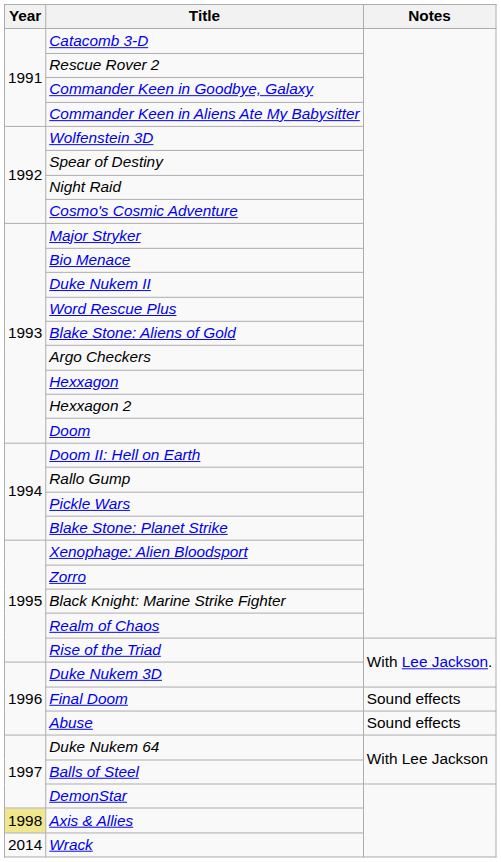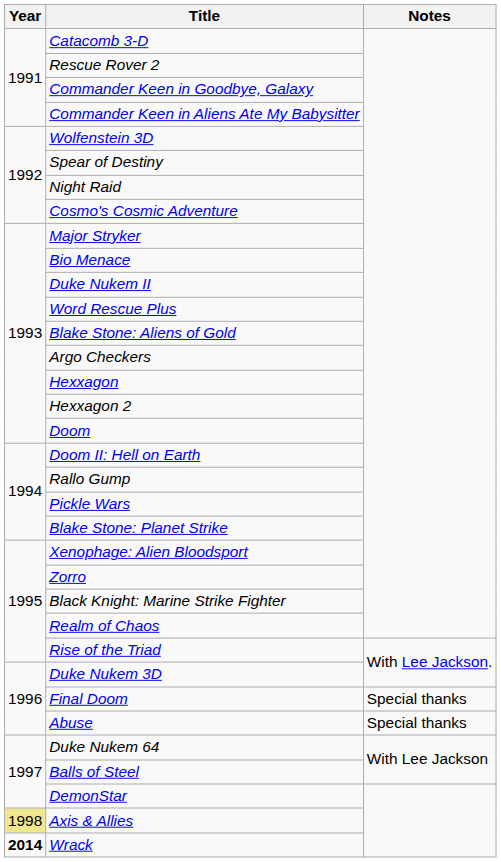(414, 698) Sound effects -> (417, 698) Special thanks
(414, 723) Sound effects -> (417, 723) Special thanks
(25, 844) normal -> (25, 844) bold
